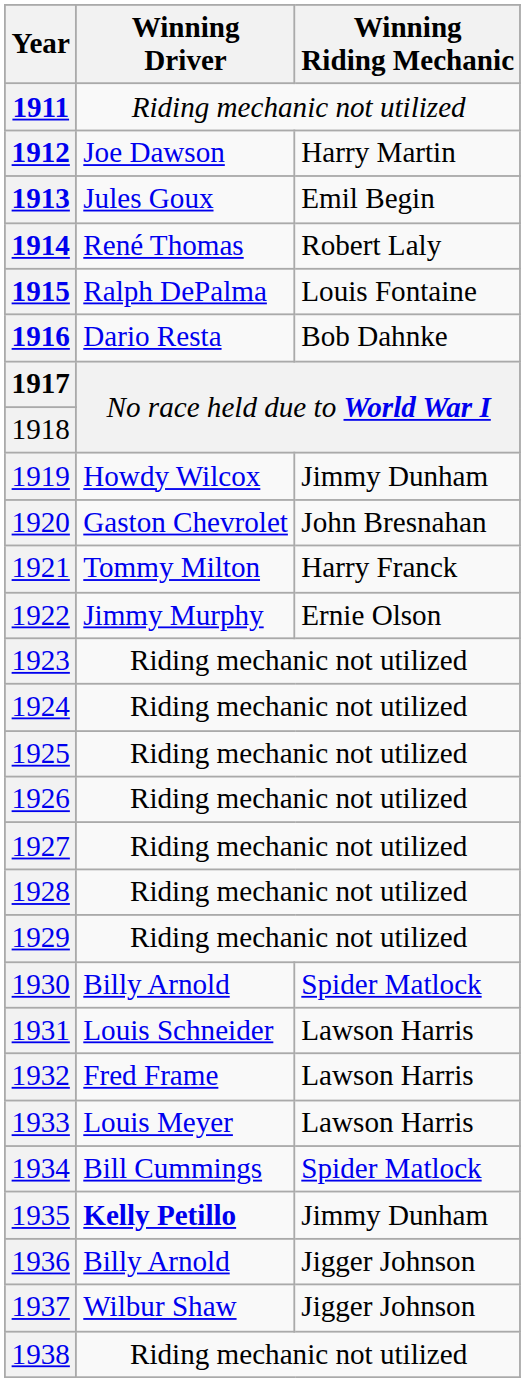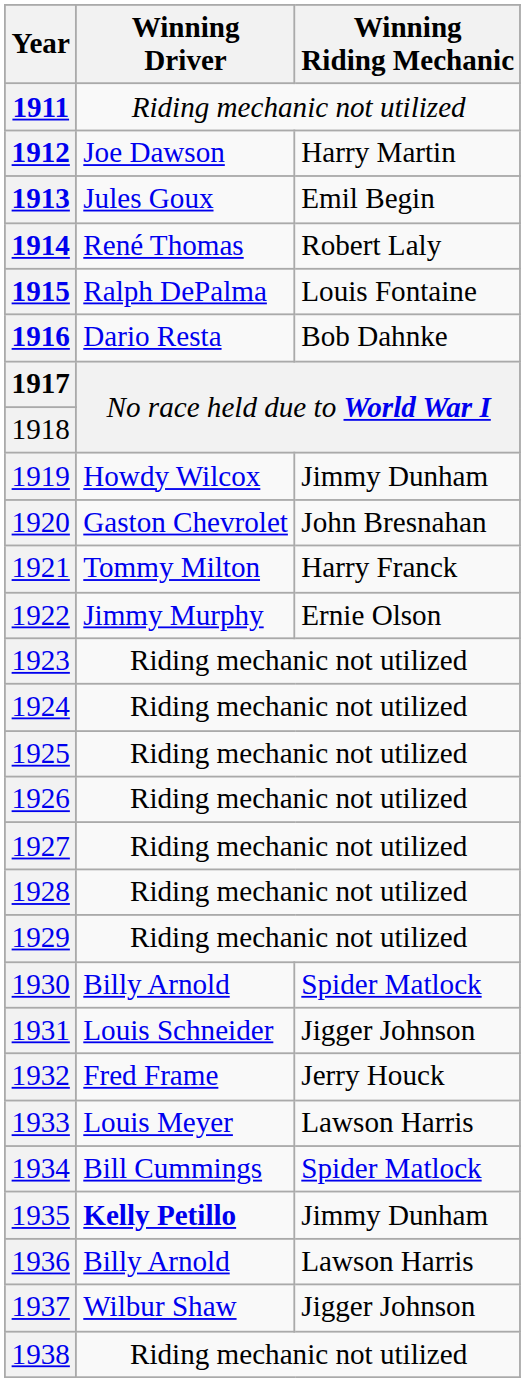(387, 1030) Lawson Harris -> (388, 1030) Jigger Johnson
(387, 1076) Lawson Harris -> (373, 1076) Jerry Houck
(388, 1261) Jigger Johnson -> (387, 1261) Lawson Harris
